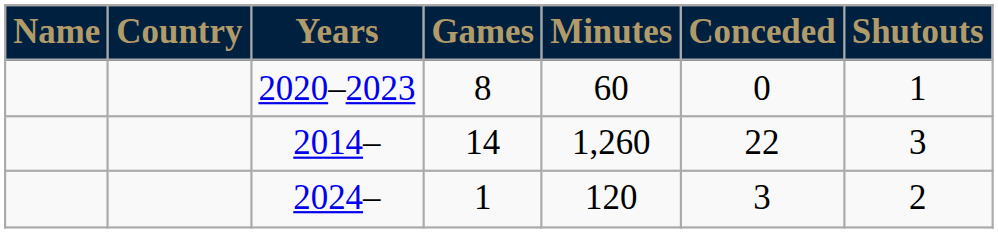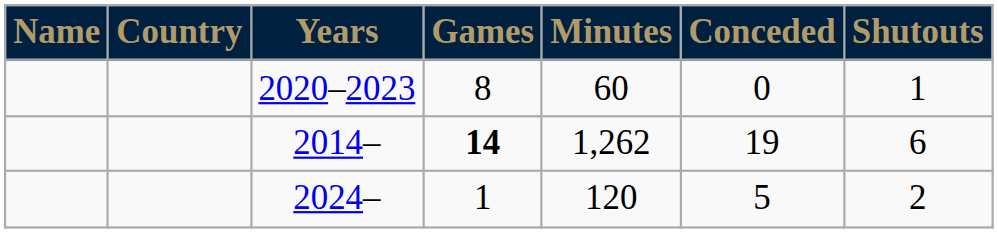(483, 142) normal -> (483, 142) bold
(611, 142) 1,260 -> (611, 142) 1,262
(762, 142) 22 -> (762, 142) 19
(918, 142) 3 -> (918, 142) 6
(762, 198) 3 -> (762, 198) 5
